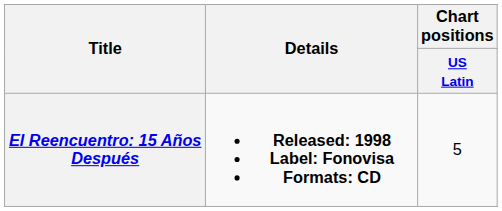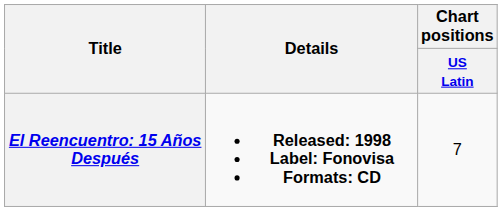(457, 149) 5 -> (457, 149) 7
